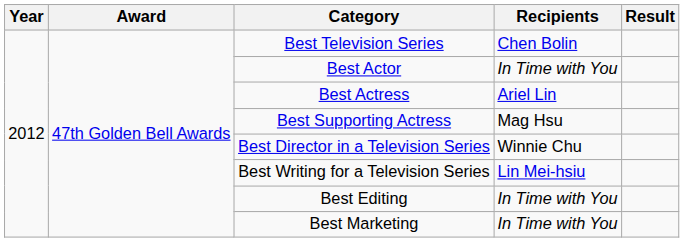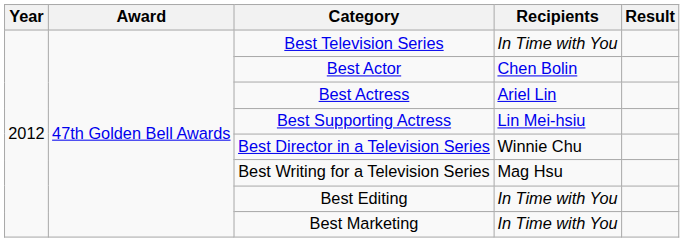(537, 43) Chen Bolin -> (558, 43) In Time with You
(558, 69) In Time with You -> (537, 69) Chen Bolin
(530, 120) Mag Hsu -> (541, 120) Lin Mei-hsiu
(541, 172) Lin Mei-hsiu -> (530, 172) Mag Hsu
